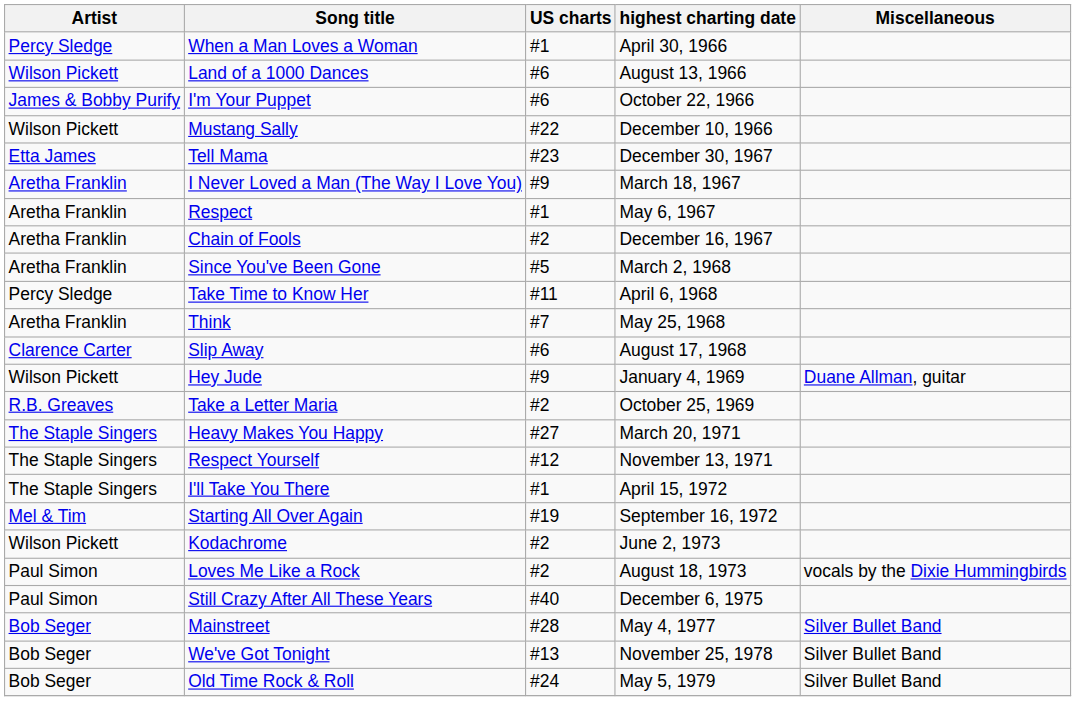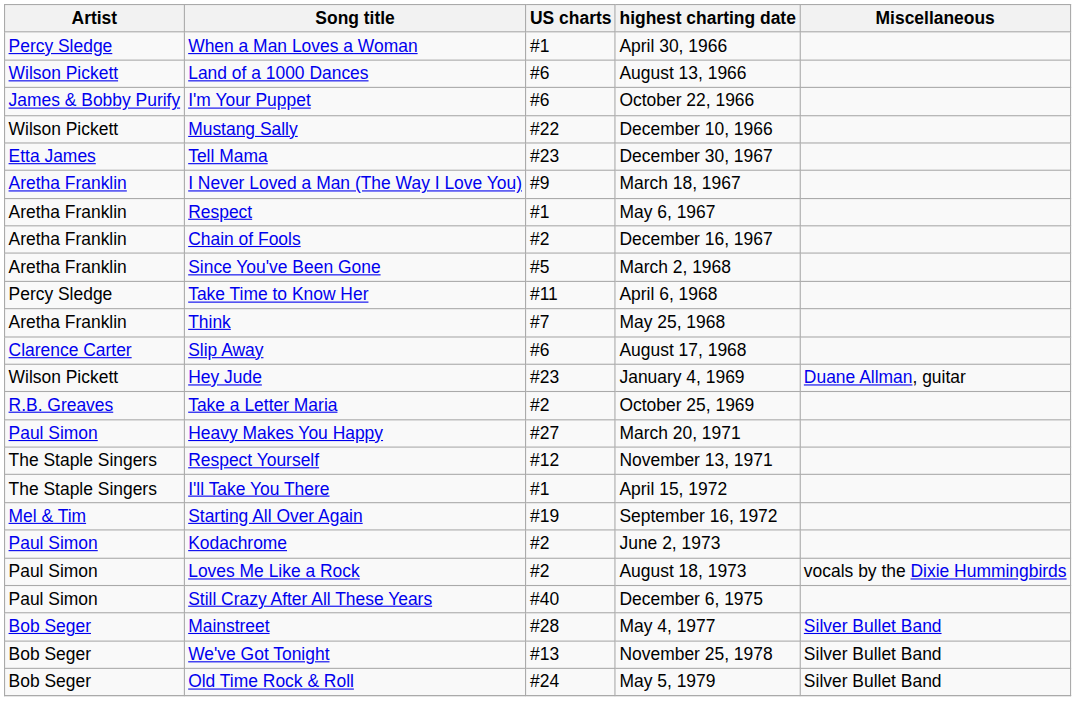(540, 377) #9 -> (545, 377) #23
(83, 433) The Staple Singers -> (53, 433) Paul Simon
(63, 543) Wilson Pickett -> (53, 543) Paul Simon
